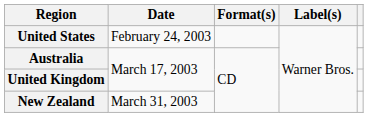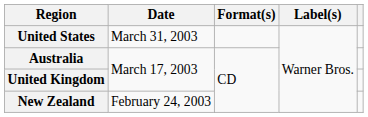(161, 36) February 24, 2003 -> (154, 36) March 31, 2003
(154, 101) March 31, 2003 -> (161, 101) February 24, 2003
